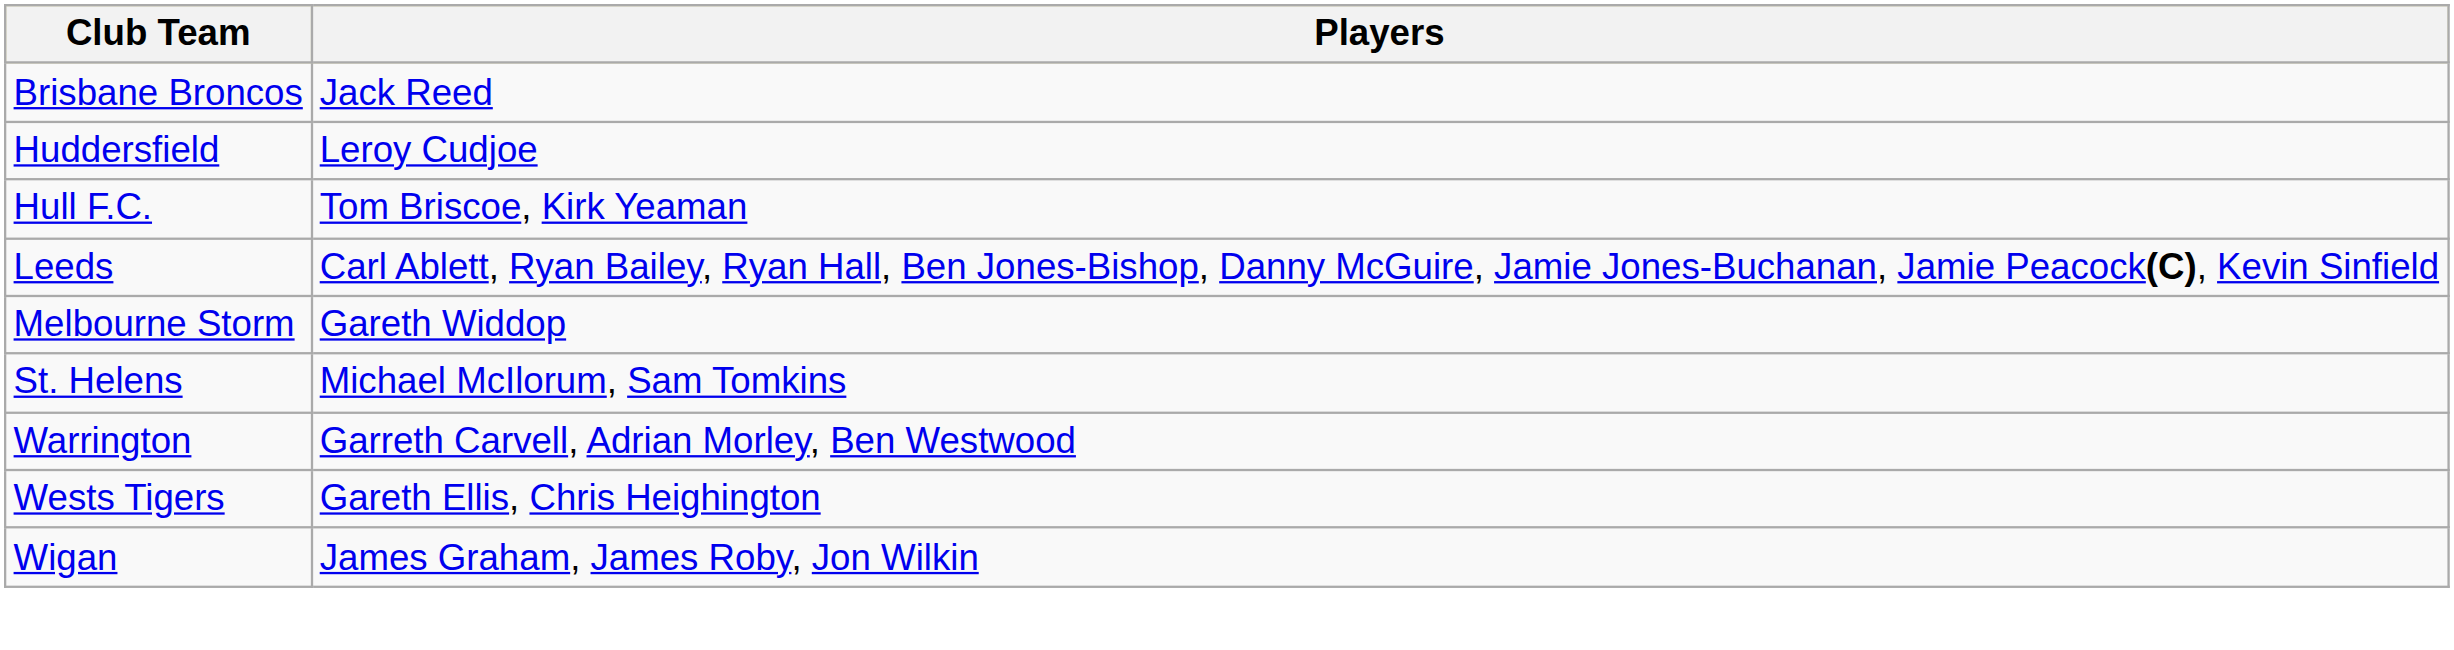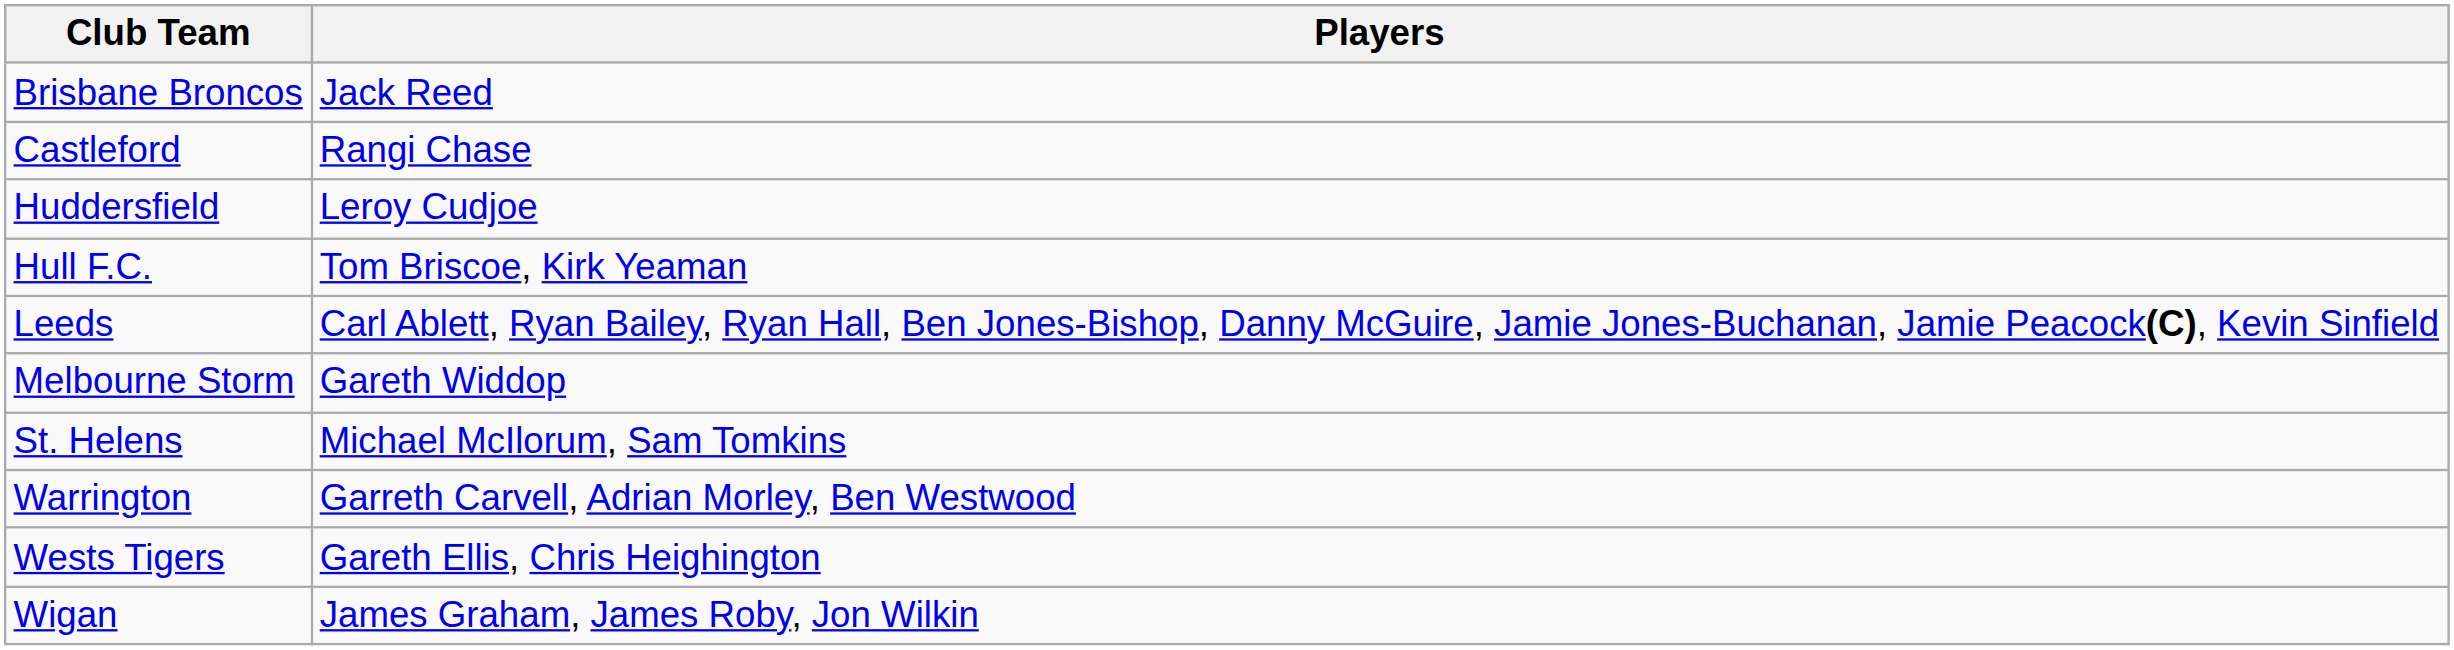+ row: (97, 149)
